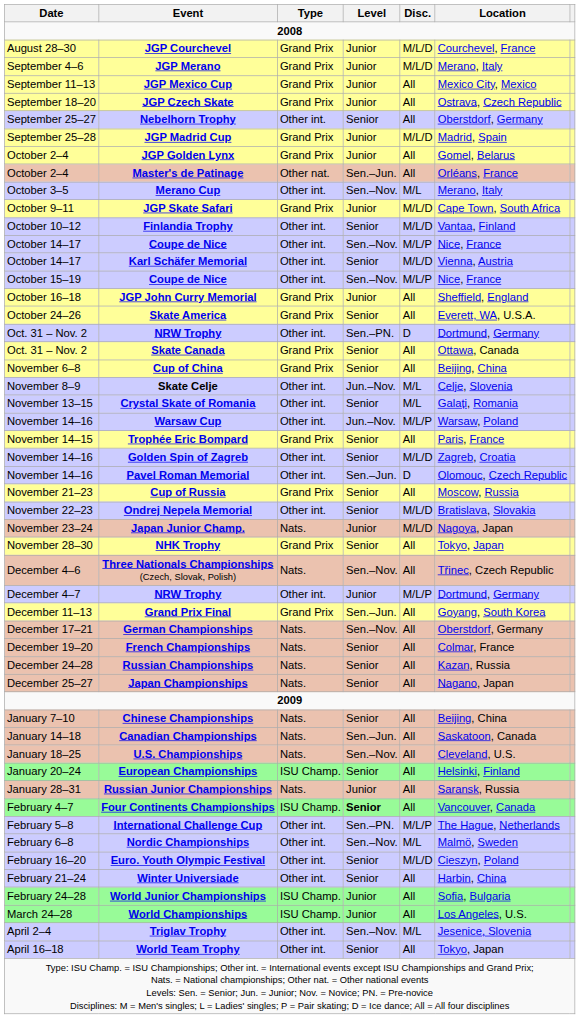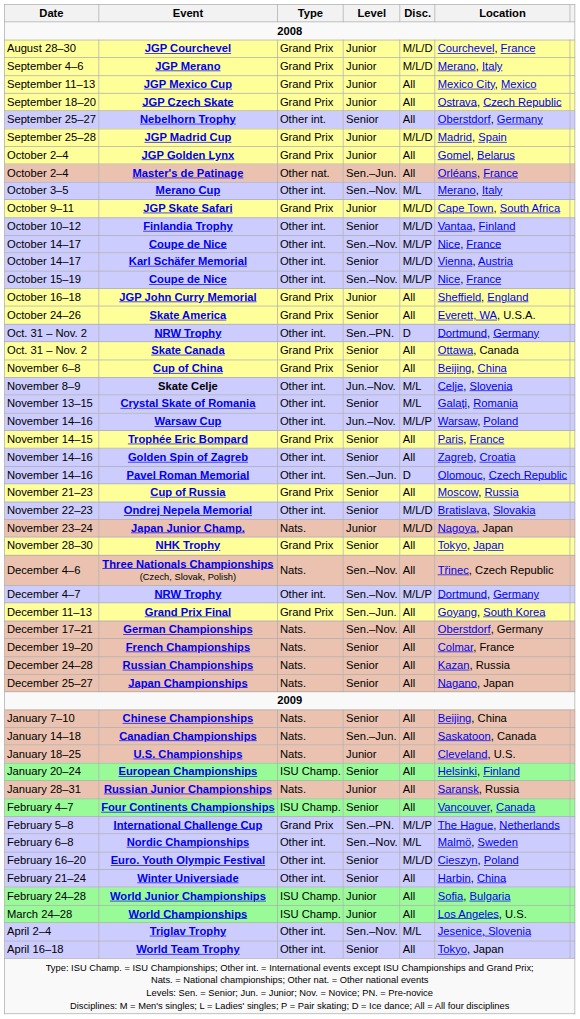(418, 457) M/L/D -> (409, 457) All
(361, 594) Junior -> (372, 594) Sen.–Nov.
(372, 754) Sen.–Nov. -> (361, 754) Junior
(363, 807) bold -> (362, 807) normal
(303, 825) Other int. -> (307, 825) Grand Prix
